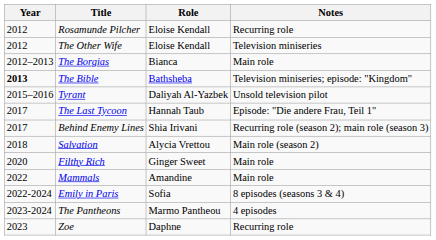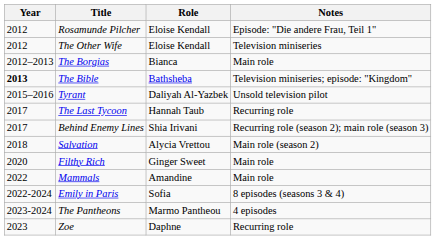(263, 29) Recurring role -> (305, 29) Episode: "Die andere Frau, Teil 1"
(305, 111) Episode: "Die andere Frau, Teil 1" -> (263, 111) Recurring role
